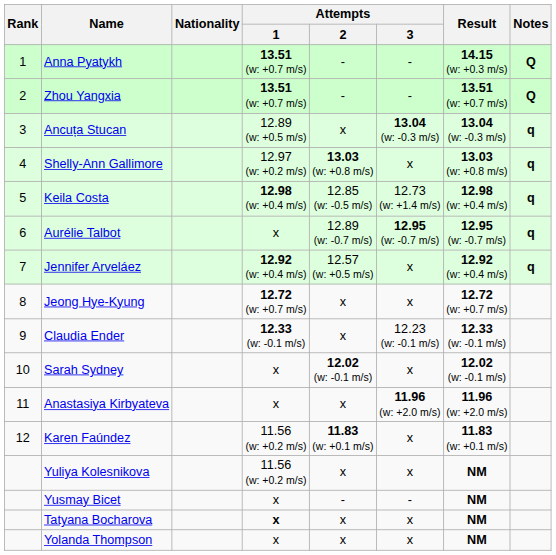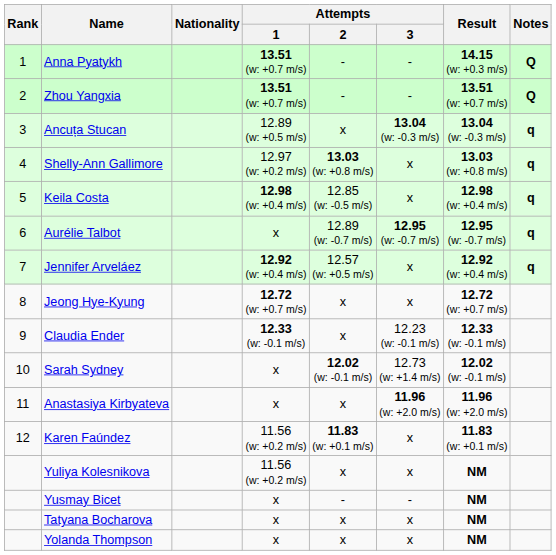(410, 198) 12.73 (w: +1.4 m/s) -> (410, 198) x
(410, 370) x -> (410, 370) 12.73 (w: +1.4 m/s)
(276, 520) bold -> (276, 520) normal
